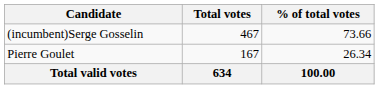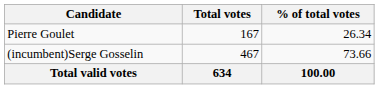rows swapped: (75, 34) <-> (41, 53)
